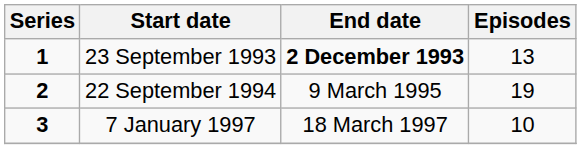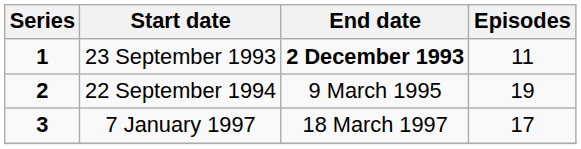(522, 56) 13 -> (522, 56) 11
(522, 125) 10 -> (522, 125) 17
